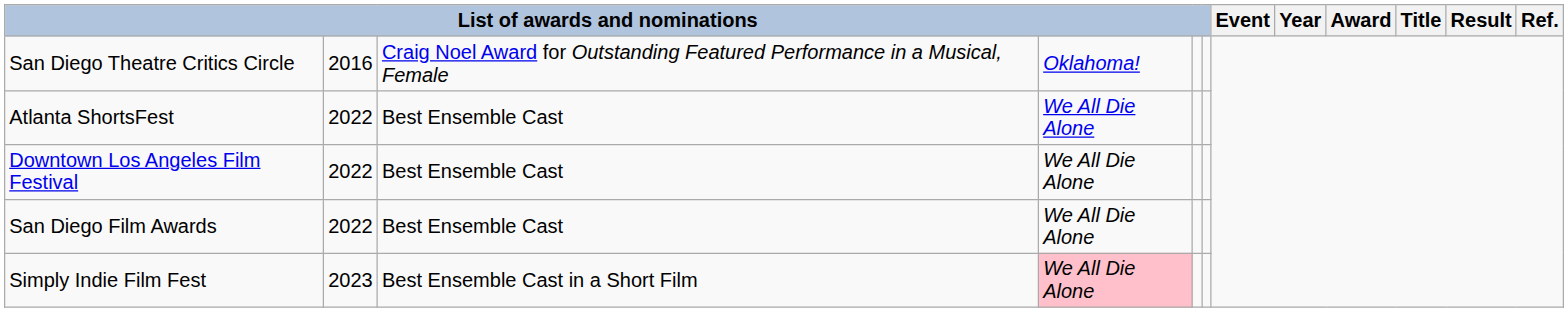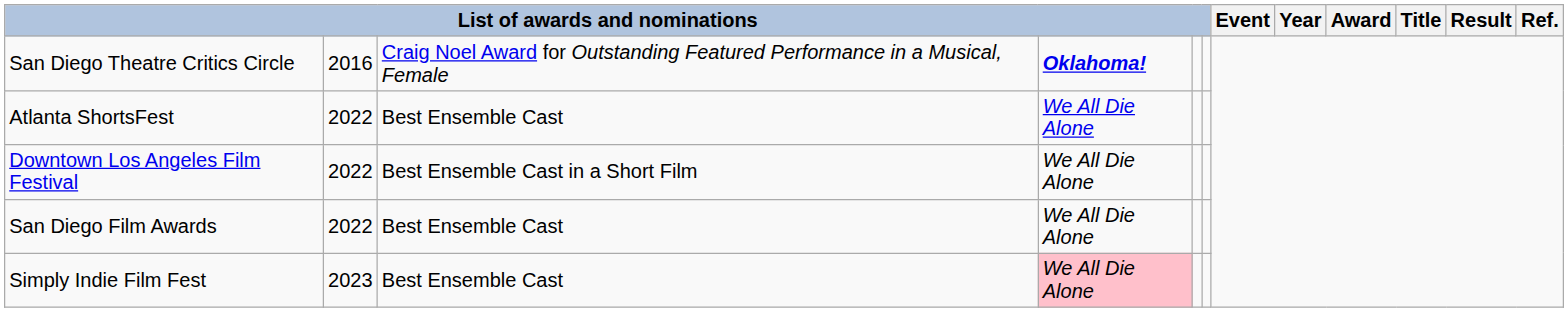(1092, 63) normal -> (1094, 63) bold
(473, 171) Best Ensemble Cast -> (540, 171) Best Ensemble Cast in a Short Film
(540, 280) Best Ensemble Cast in a Short Film -> (472, 280) Best Ensemble Cast
